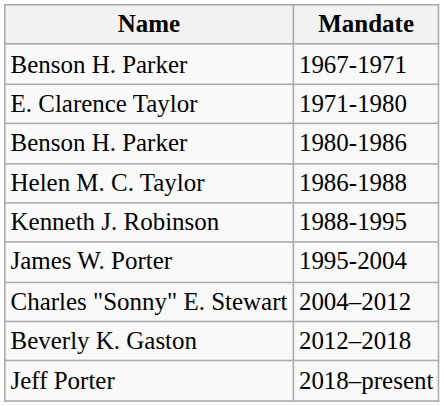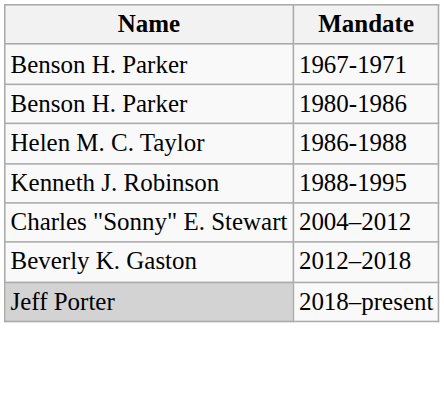- row: (353, 103)
- row: (353, 261)
(63, 380) no background -> (63, 301) lightgrey background
